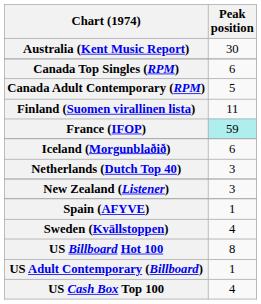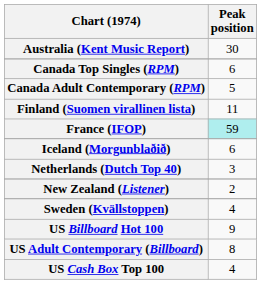(232, 189) 3 -> (232, 189) 2
- row: (106, 209)
(232, 249) 8 -> (232, 229) 9
(232, 269) 1 -> (232, 249) 8
